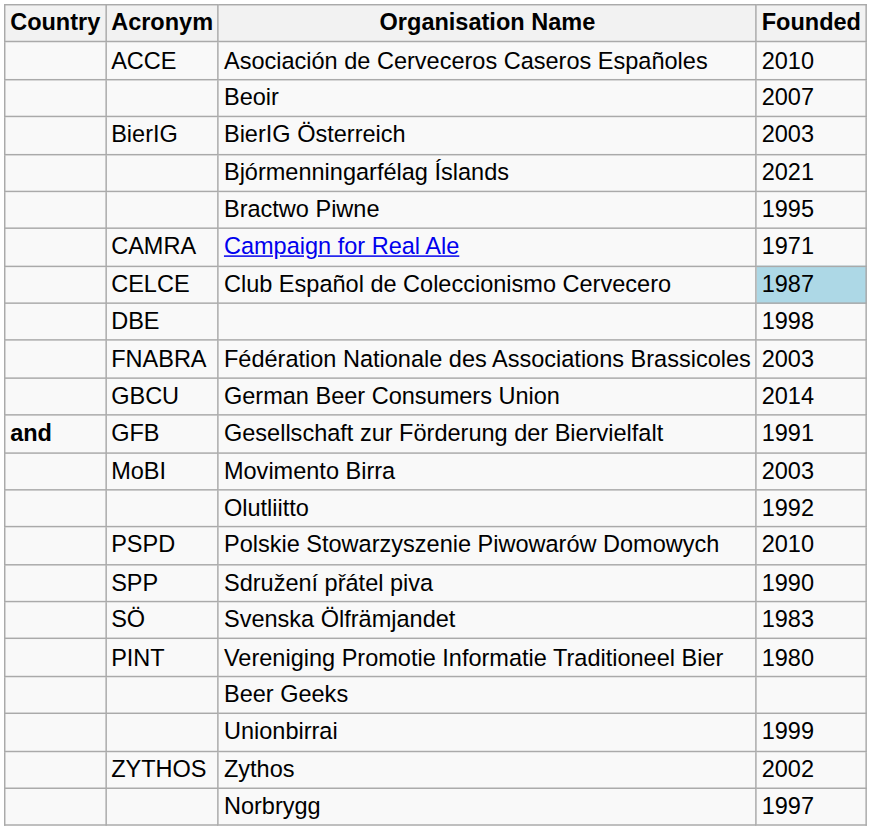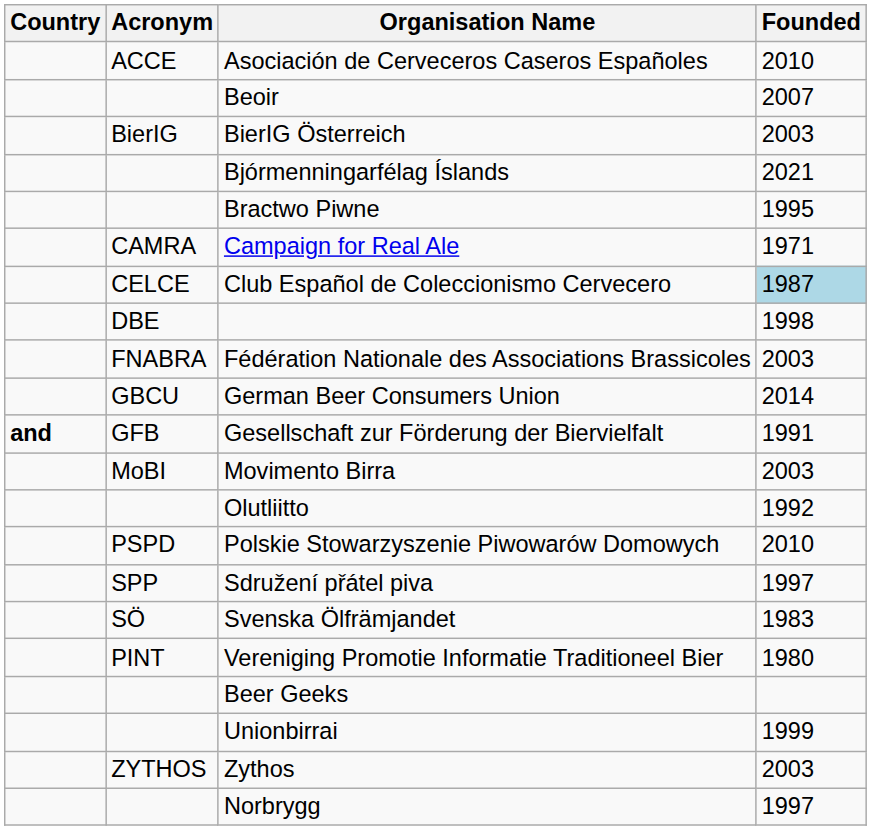(788, 582) 1990 -> (788, 582) 1997
(788, 769) 2002 -> (788, 769) 2003
